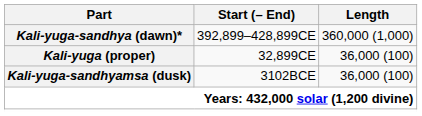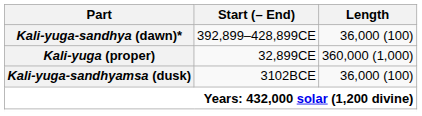(368, 35) 360,000 (1,000) -> (377, 35) 36,000 (100)
(377, 55) 36,000 (100) -> (368, 55) 360,000 (1,000)
